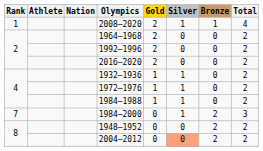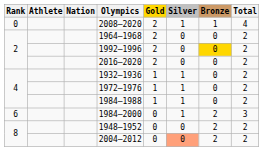(16, 24) 1 -> (16, 24) 0
(215, 50) no background -> (215, 50) gold background
(16, 114) 7 -> (16, 114) 6
